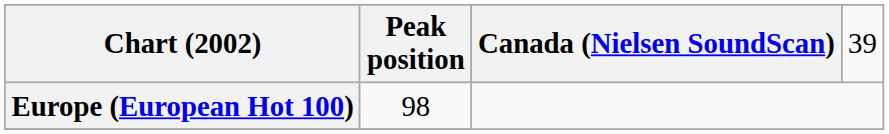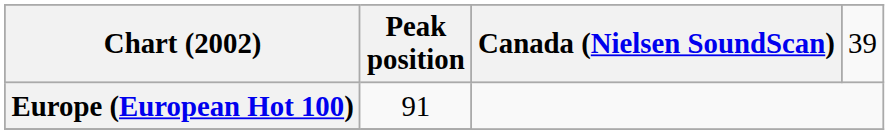(416, 105) 98 -> (416, 105) 91
